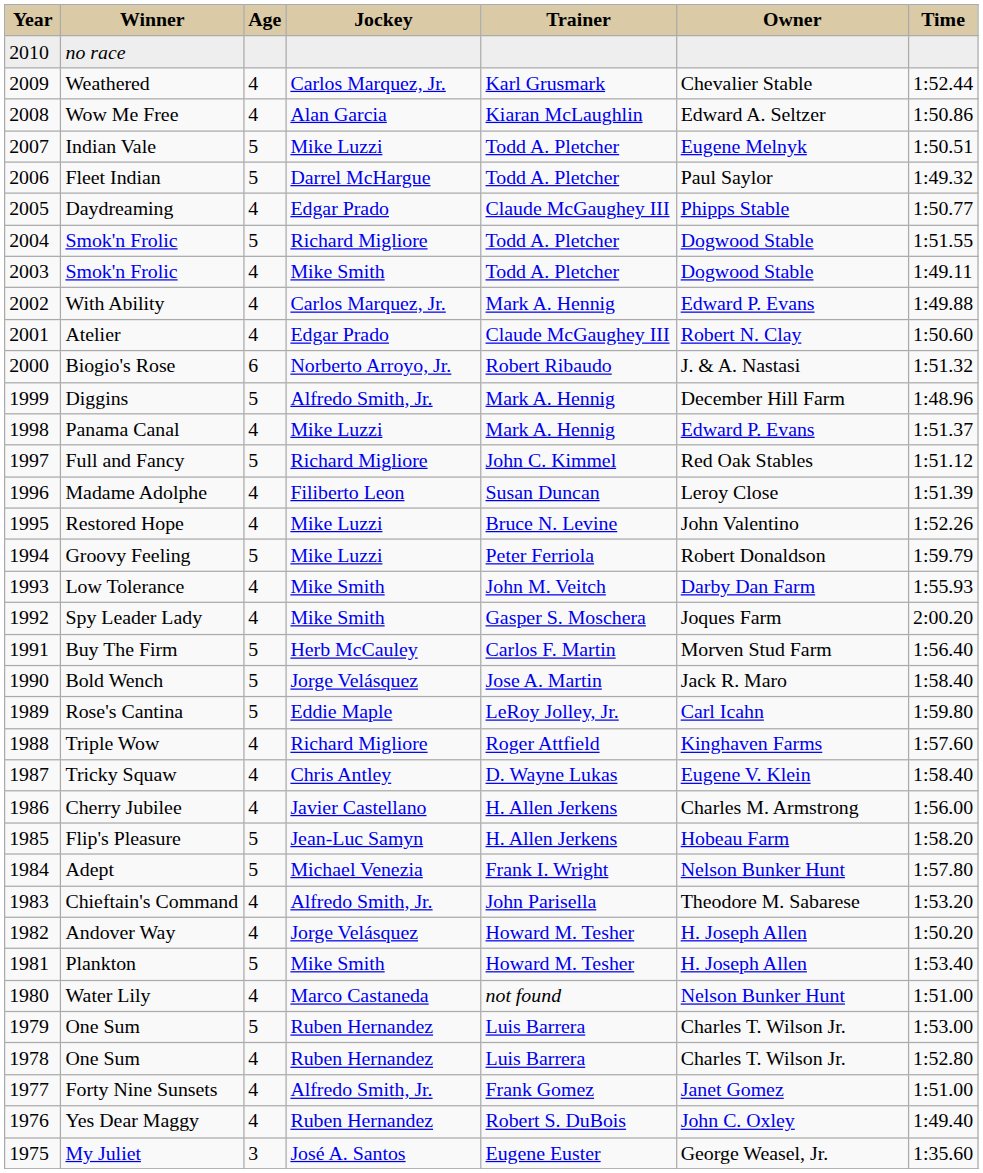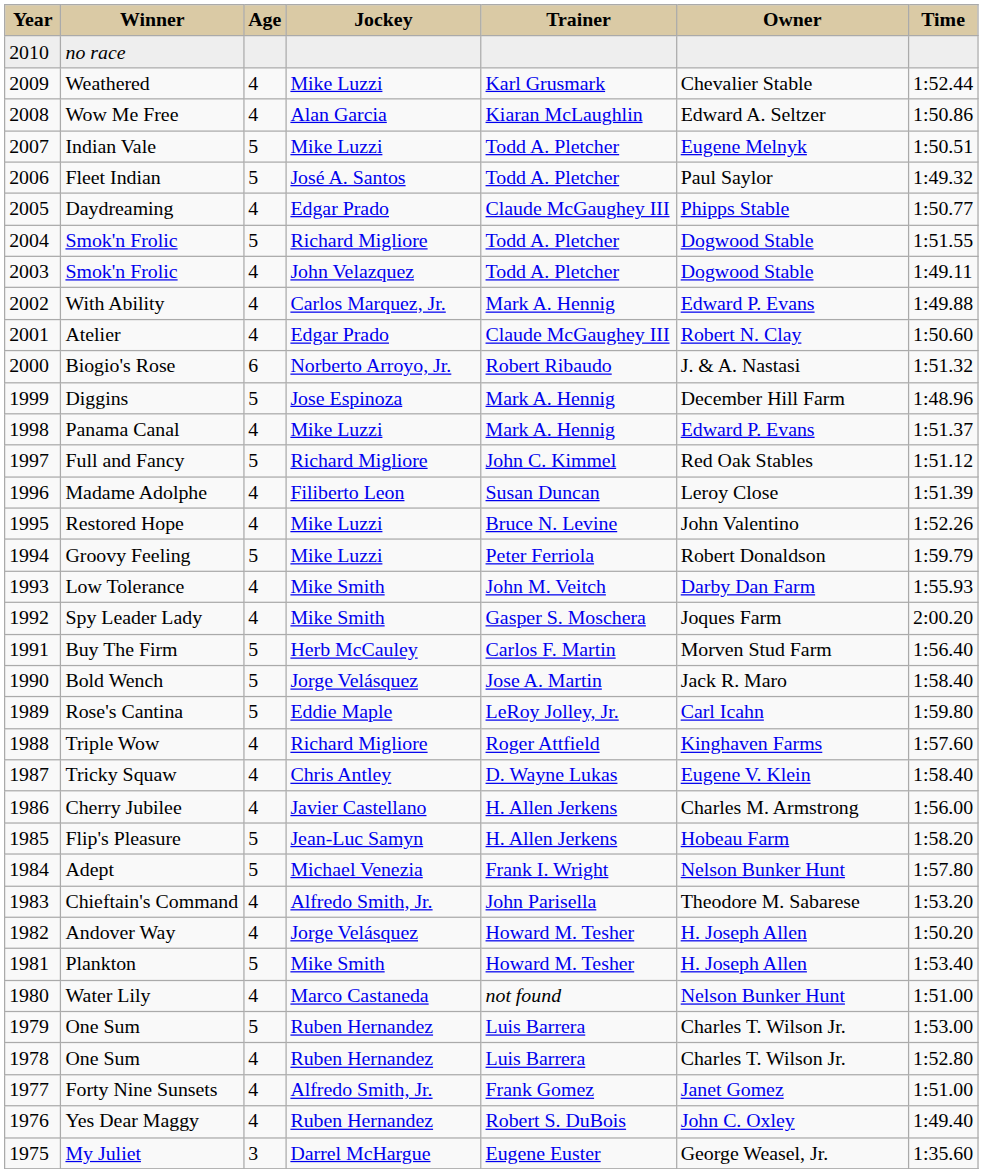(368, 83) Carlos Marquez, Jr. -> (336, 83) Mike Luzzi
(360, 177) Darrel McHargue -> (348, 177) José A. Santos
(338, 271) Mike Smith -> (352, 271) John Velazquez
(361, 397) Alfredo Smith, Jr. -> (346, 397) Jose Espinoza
(348, 1152) José A. Santos -> (360, 1152) Darrel McHargue
